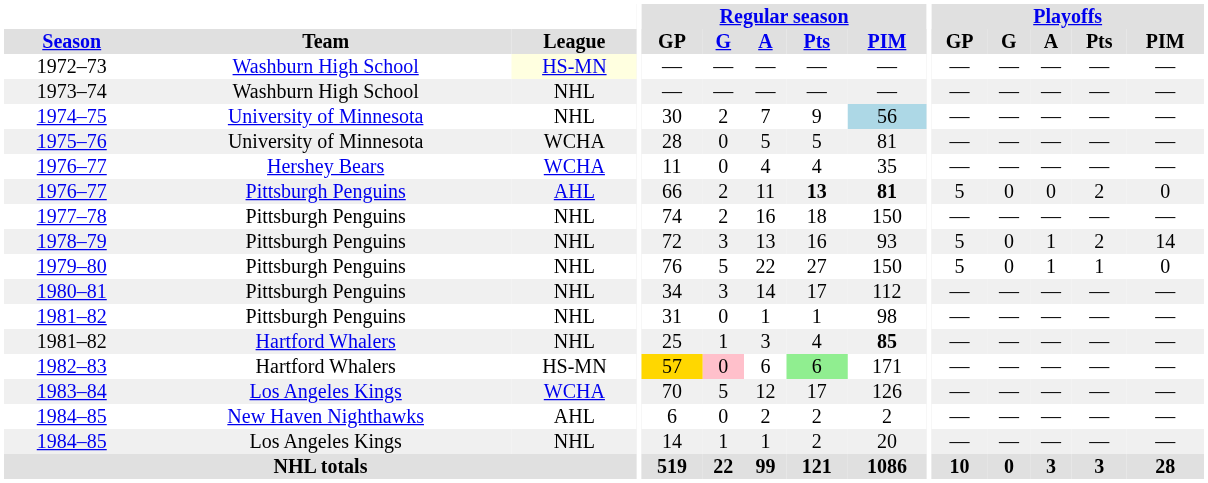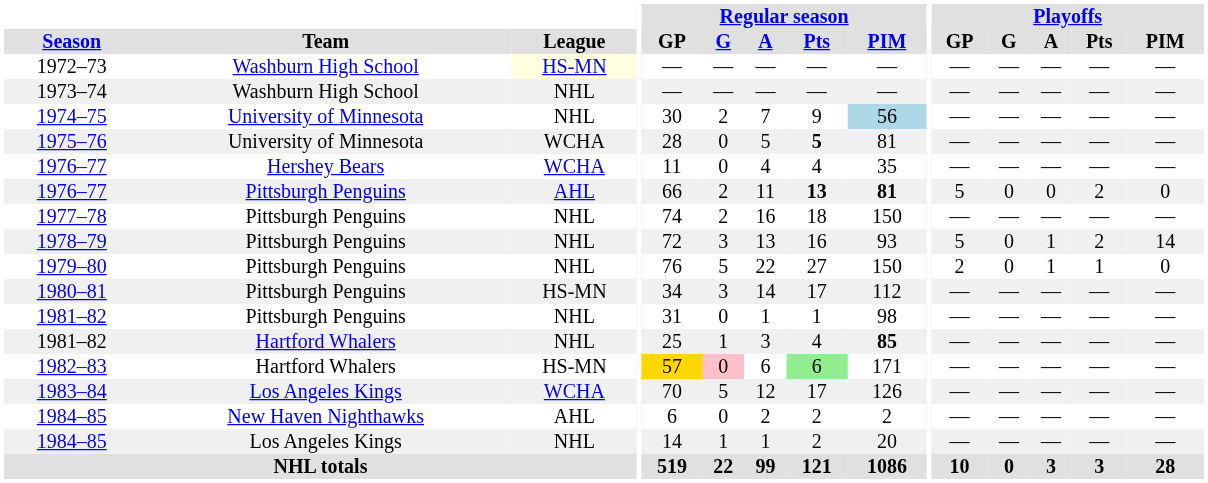(817, 141) normal -> (817, 141) bold
(960, 266) 5 -> (960, 266) 2
(574, 291) NHL -> (574, 291) HS-MN
